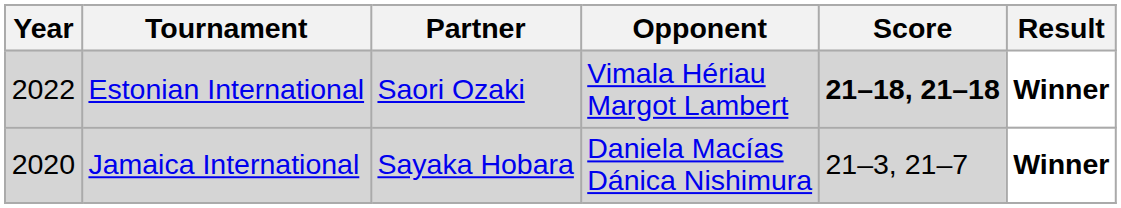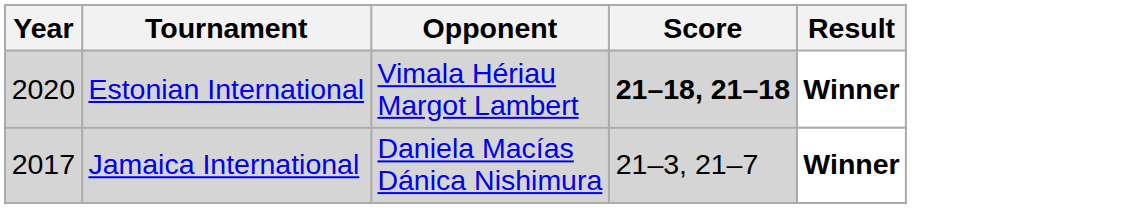- column: (476, 28)
(43, 89) 2022 -> (43, 89) 2020
(43, 166) 2020 -> (43, 166) 2017
